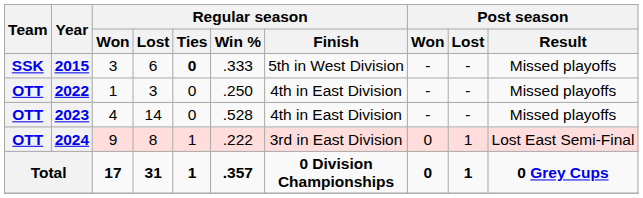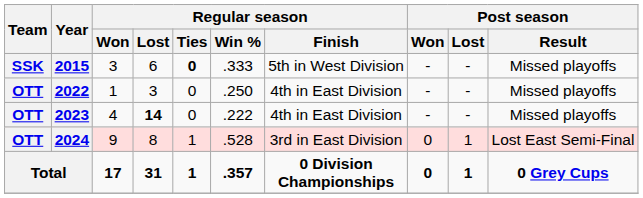(153, 115) normal -> (153, 115) bold
(238, 115) .528 -> (238, 115) .222
(238, 140) .222 -> (238, 140) .528
